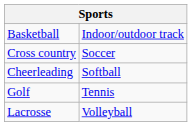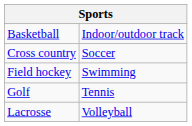- row: (40, 72)
+ row: (39, 72)
